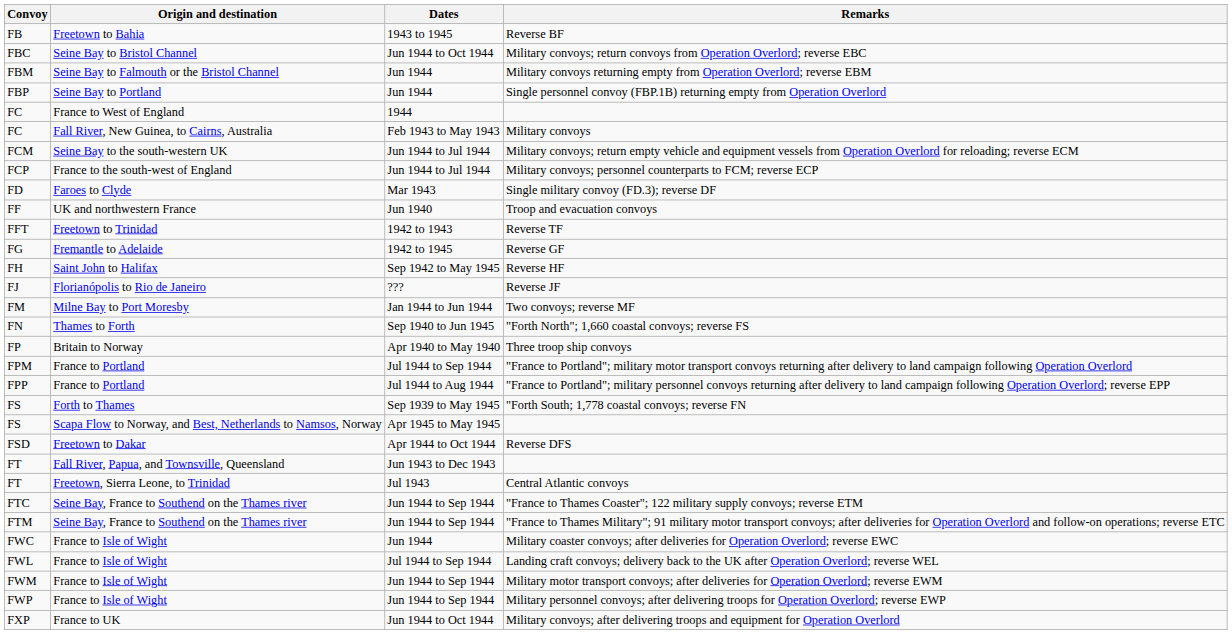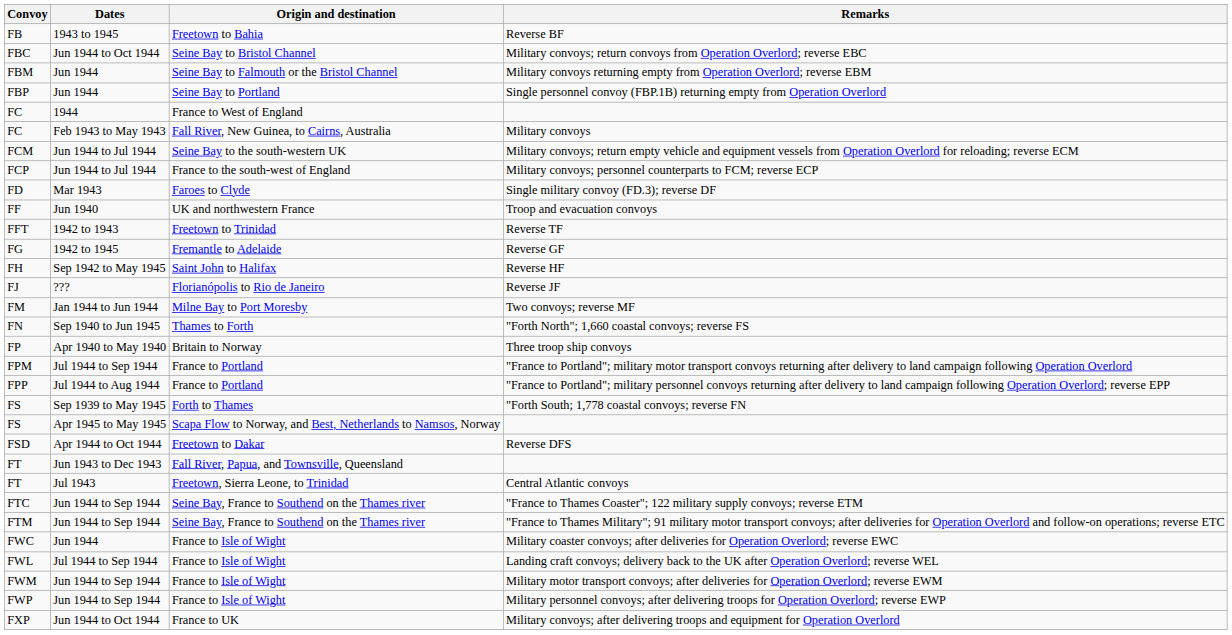columns swapped: (217, 14) <-> (444, 14)
